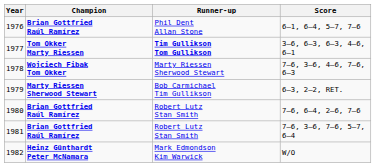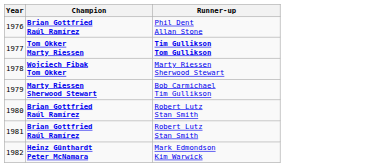- column: (325, 10)
